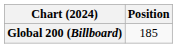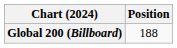(149, 33) 185 -> (149, 33) 188
